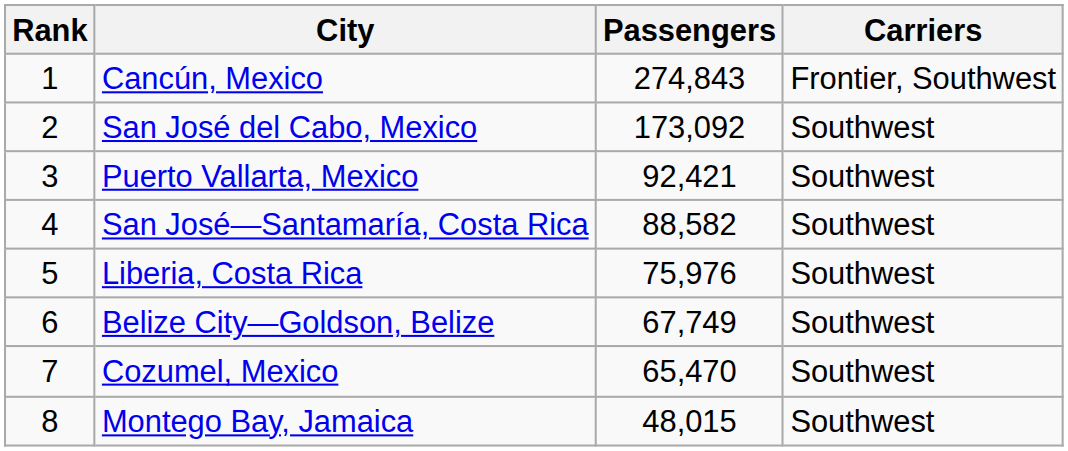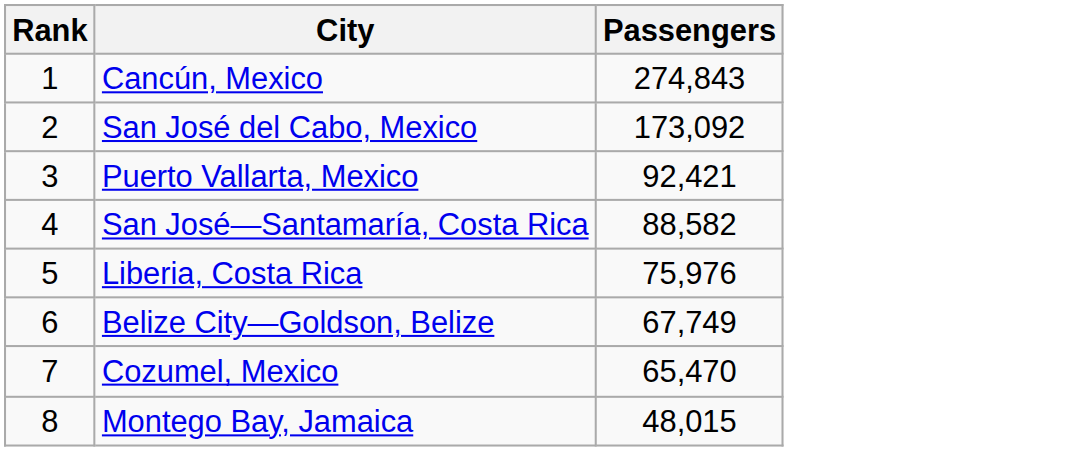- column: (923, 30)
